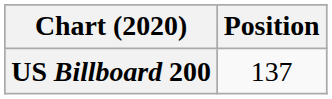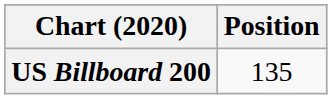(272, 70) 137 -> (272, 70) 135
